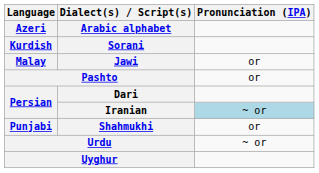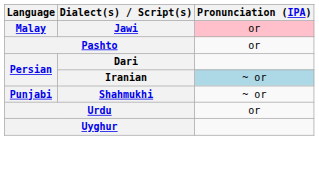- row: (126, 29)
- row: (126, 45)
(254, 61) no background -> (254, 29) pink background
(254, 127) or -> (254, 94) ~ or
(254, 143) ~ or -> (254, 110) or
